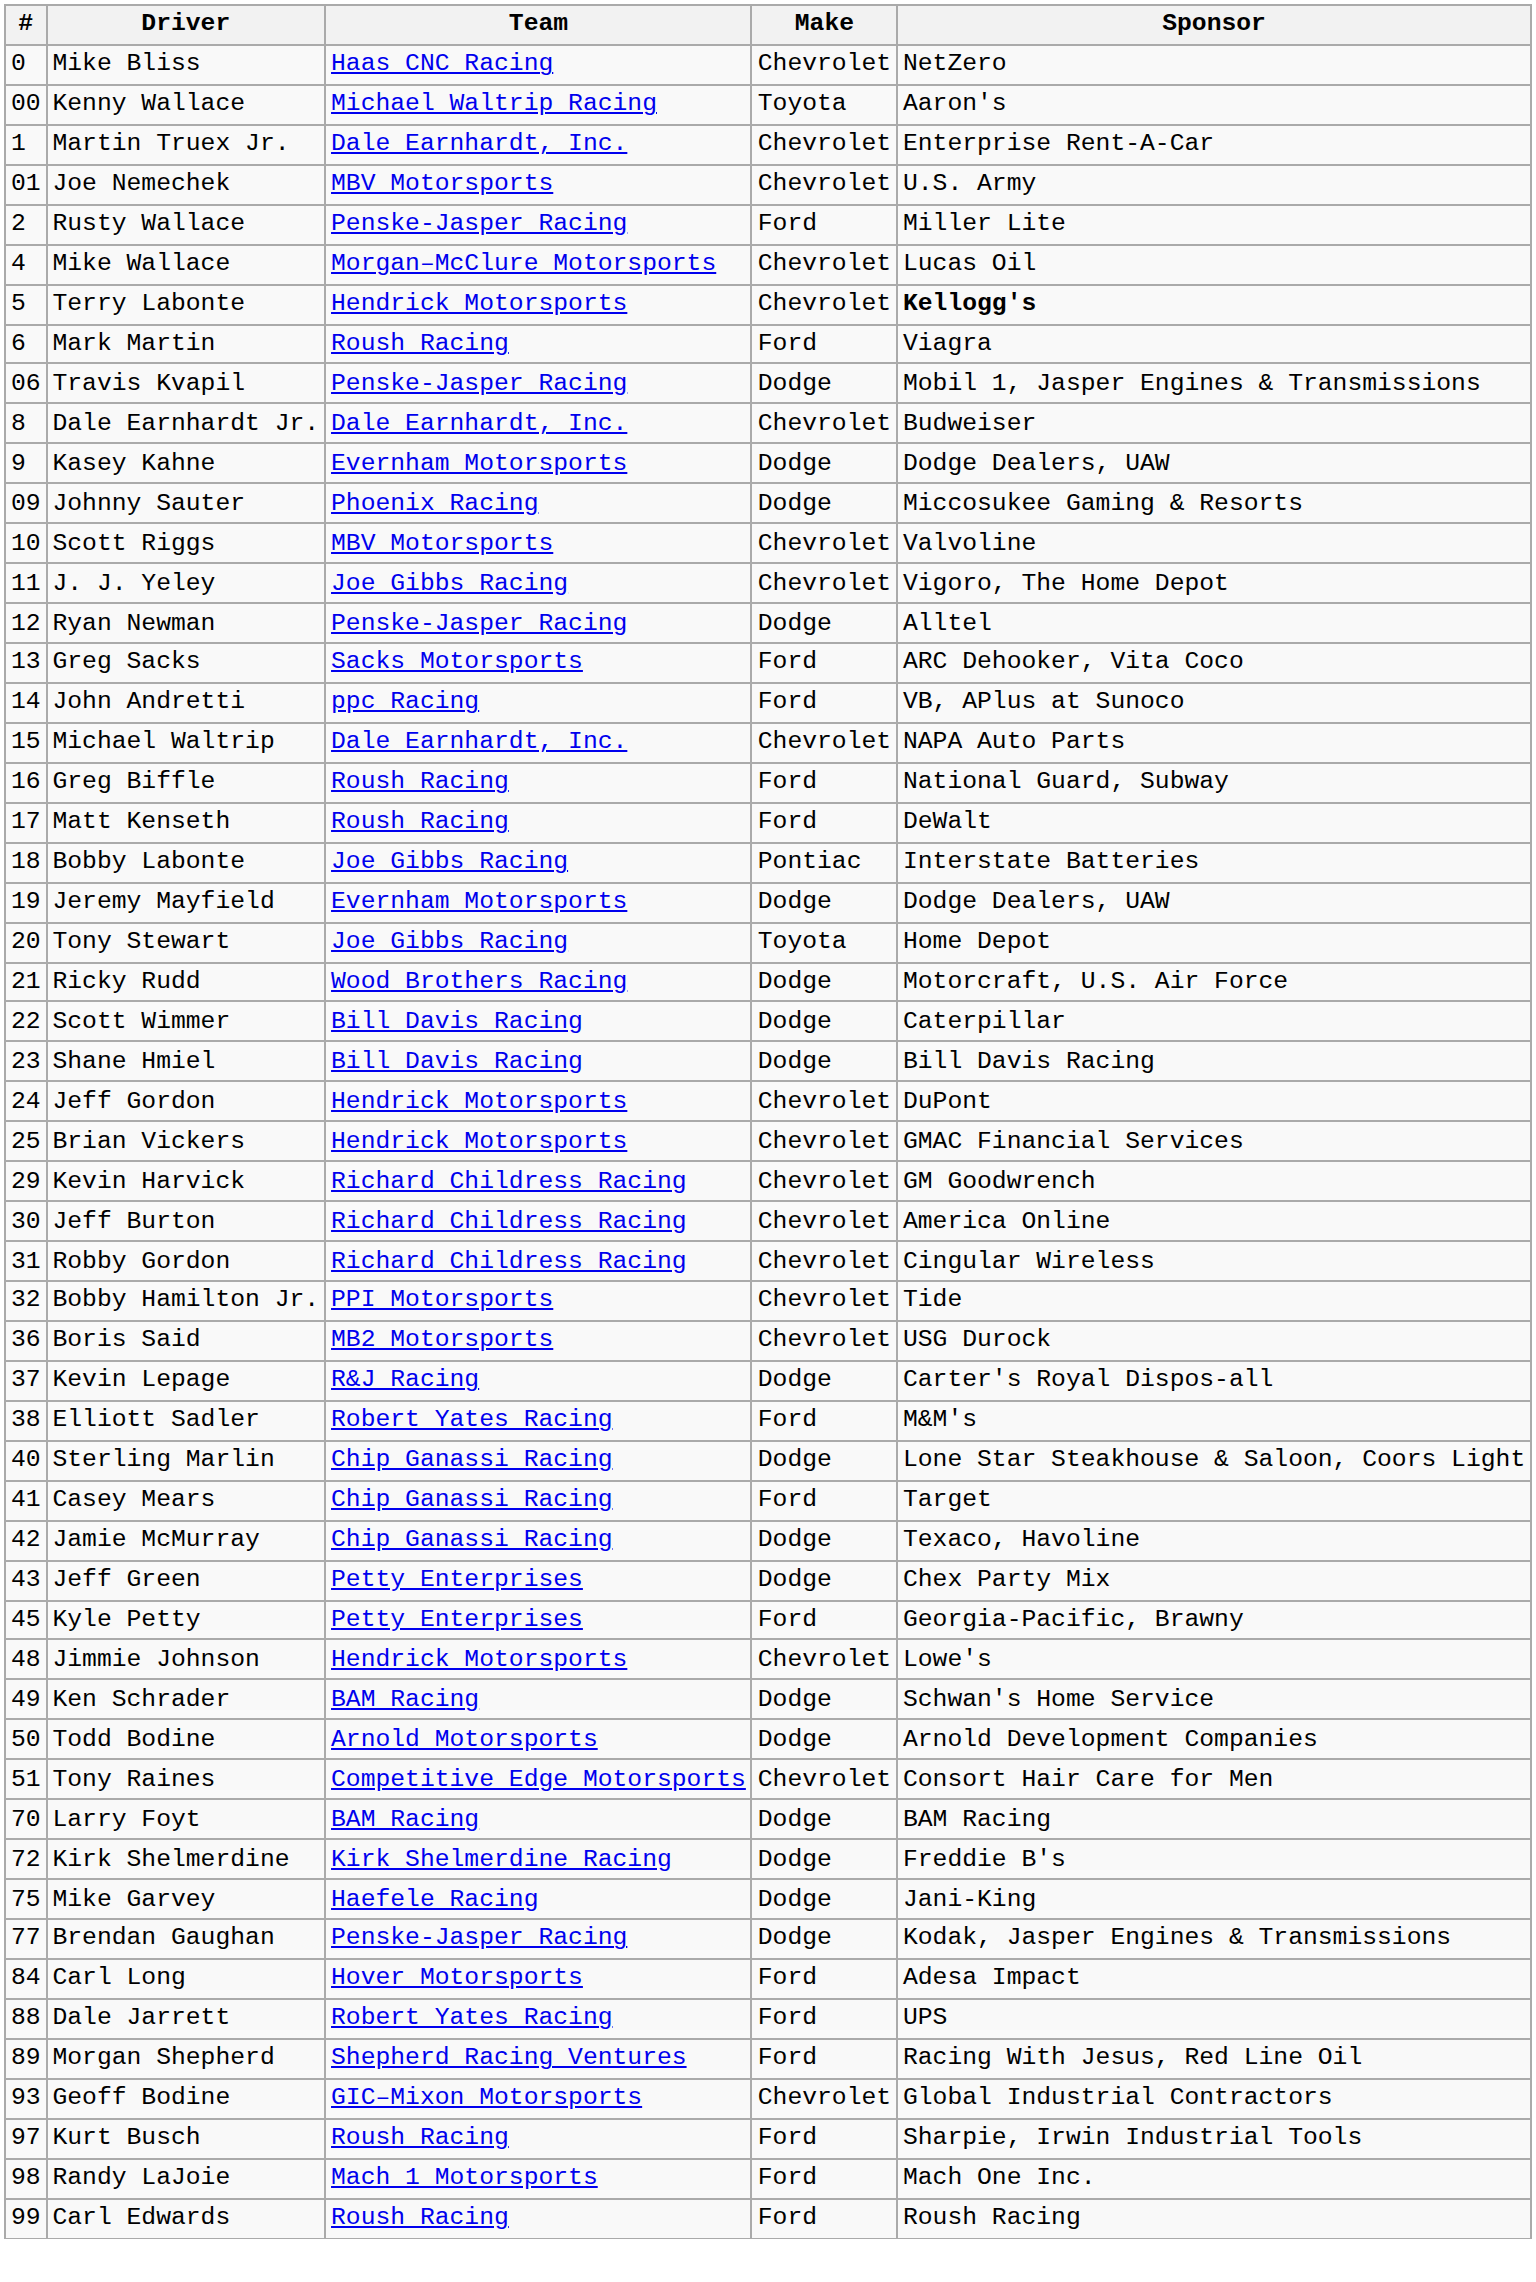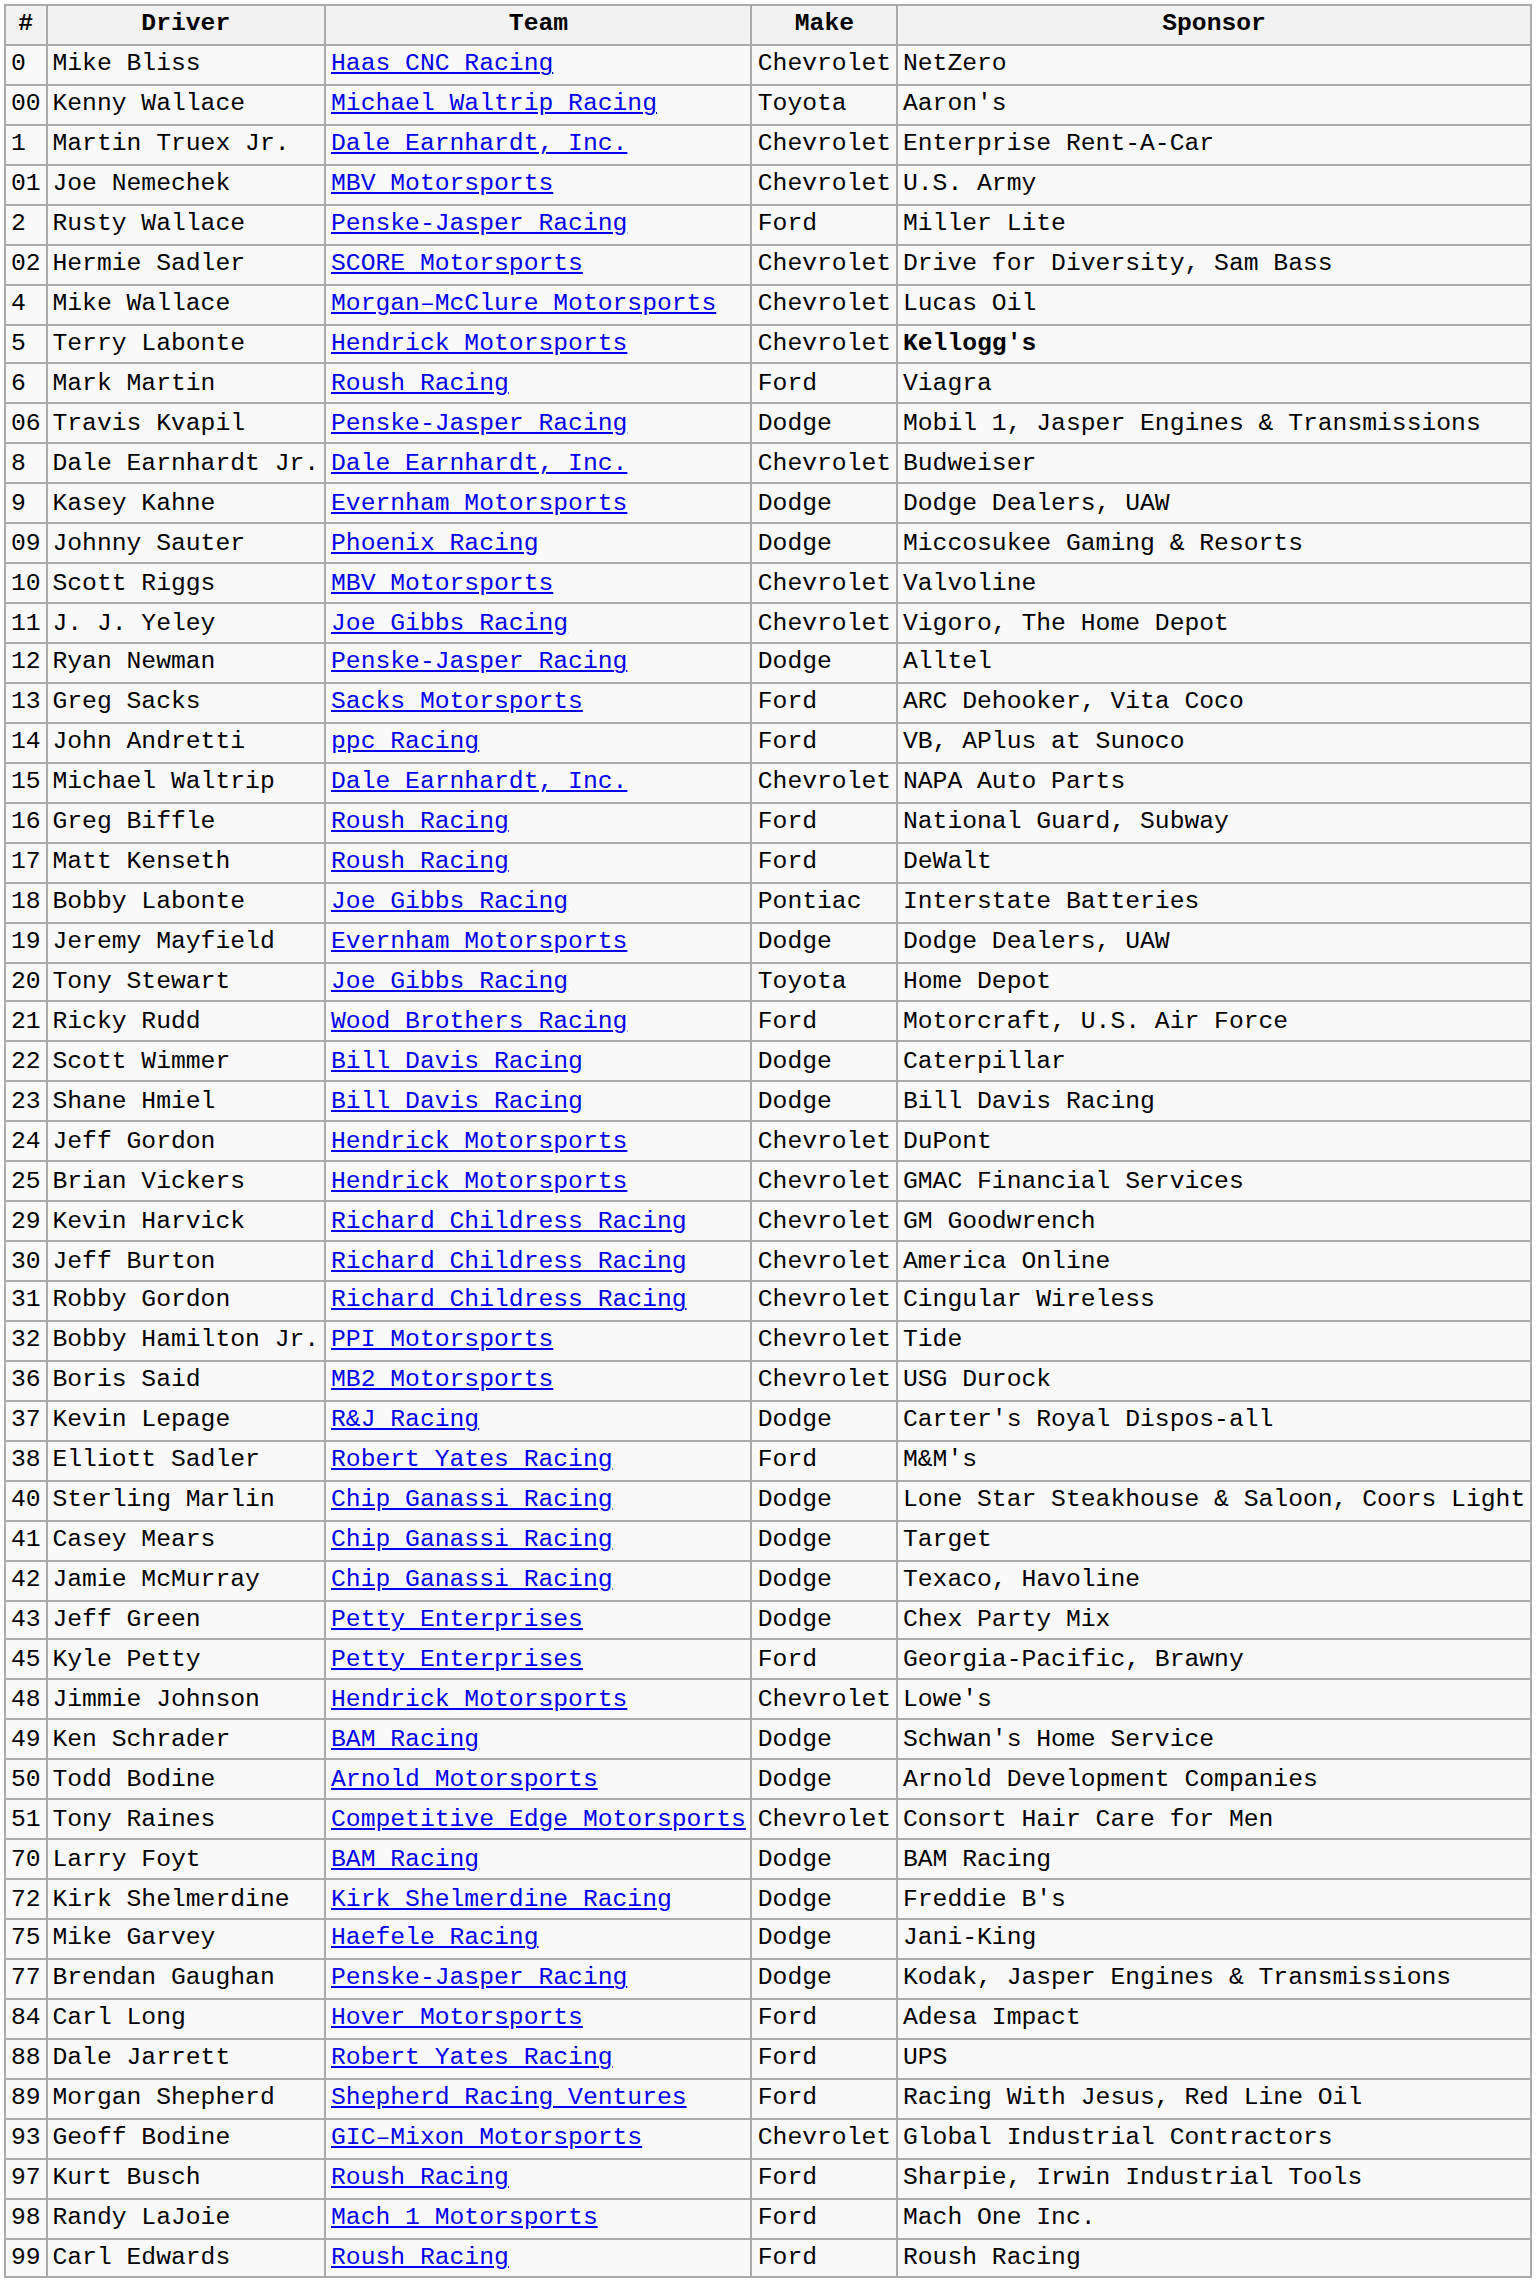+ row: (149, 265)
(795, 982) Dodge -> (787, 1022) Ford
(787, 1501) Ford -> (795, 1541) Dodge
